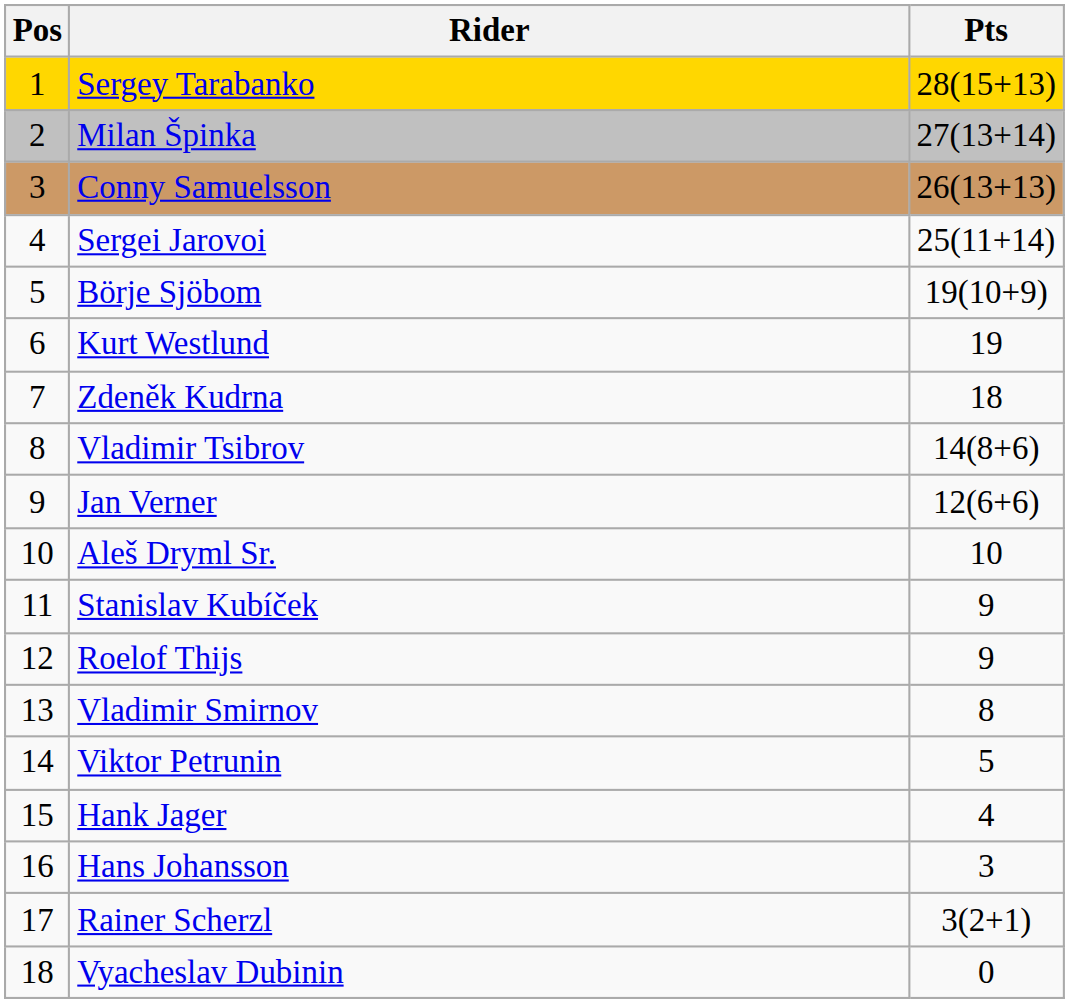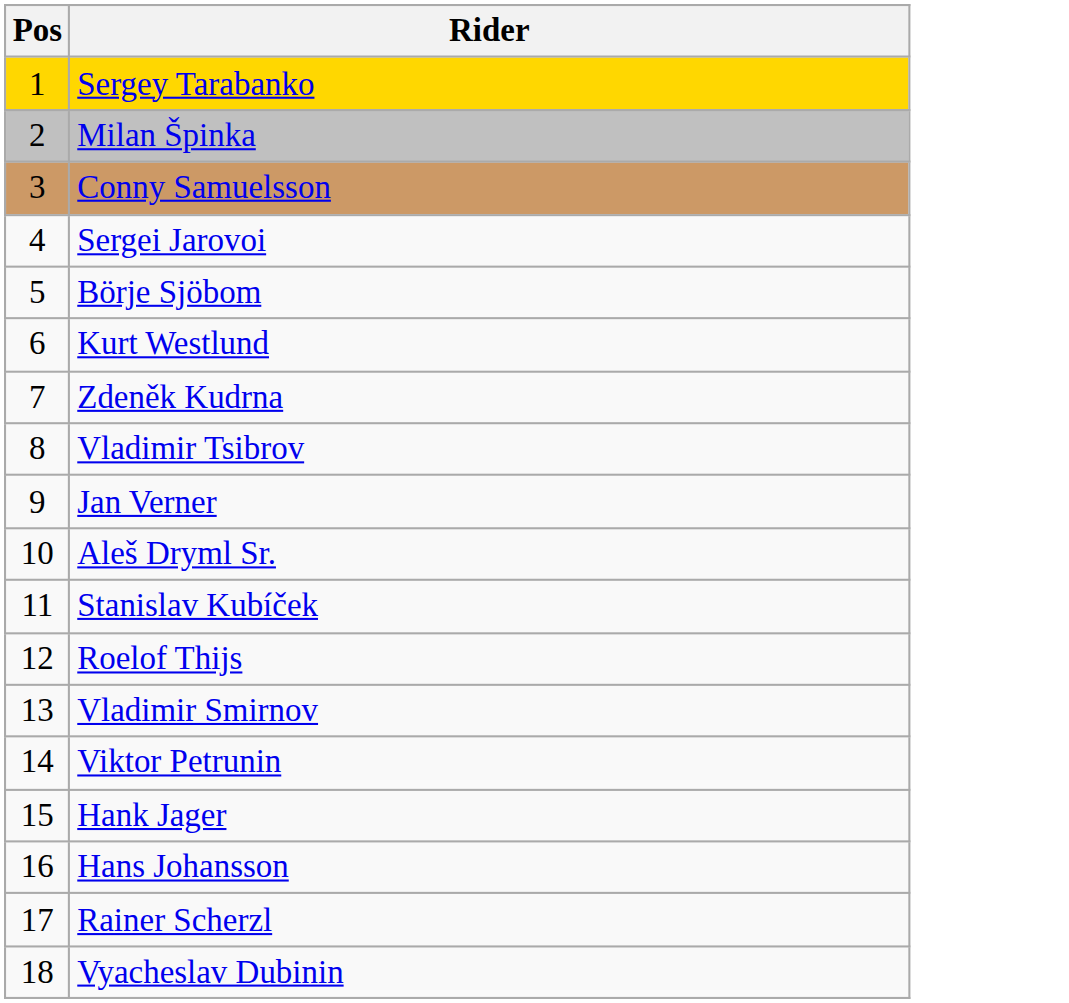- column: (986, 30)
